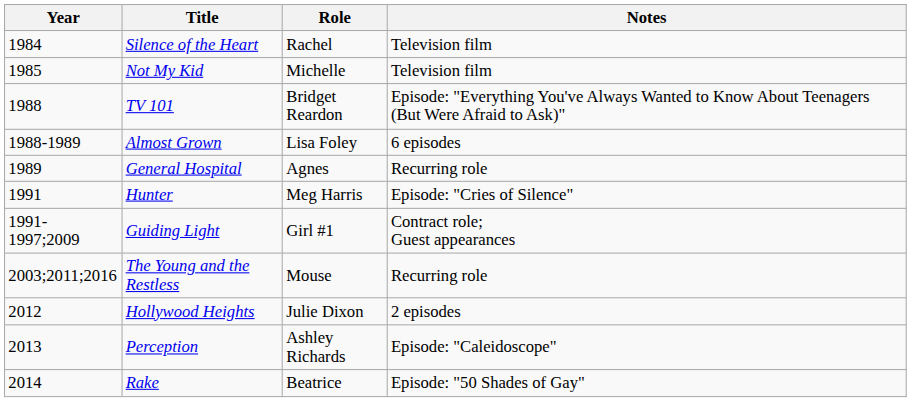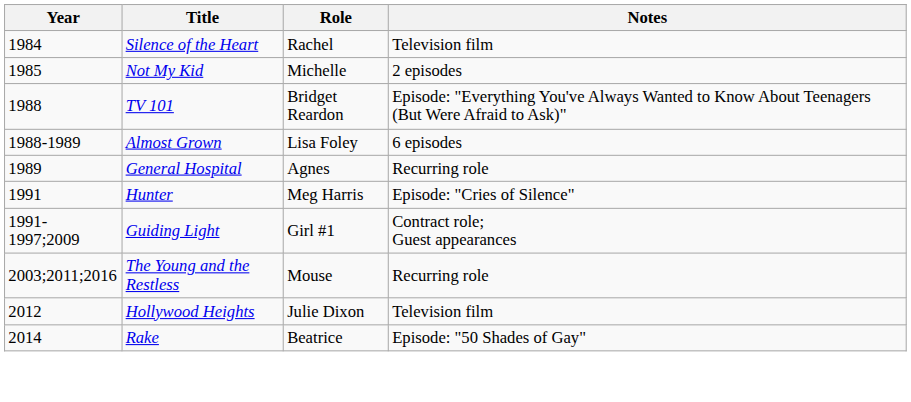(441, 70) Television film -> (427, 70) 2 episodes
(426, 311) 2 episodes -> (443, 311) Television film
- row: (162, 347)
